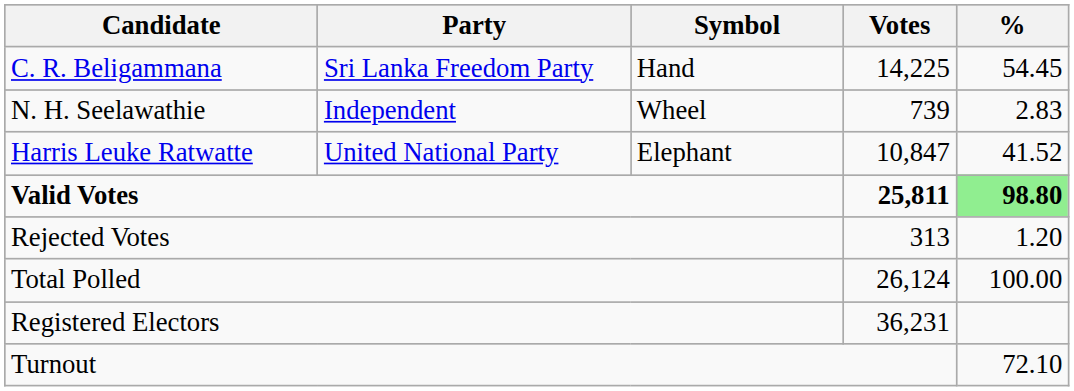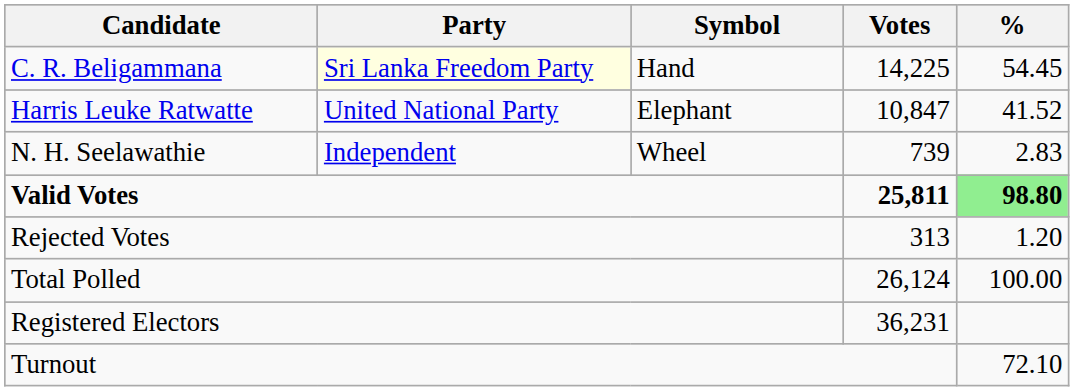(459, 68) no background -> (459, 68) lightyellow background
rows swapped: (132, 152) <-> (108, 110)
